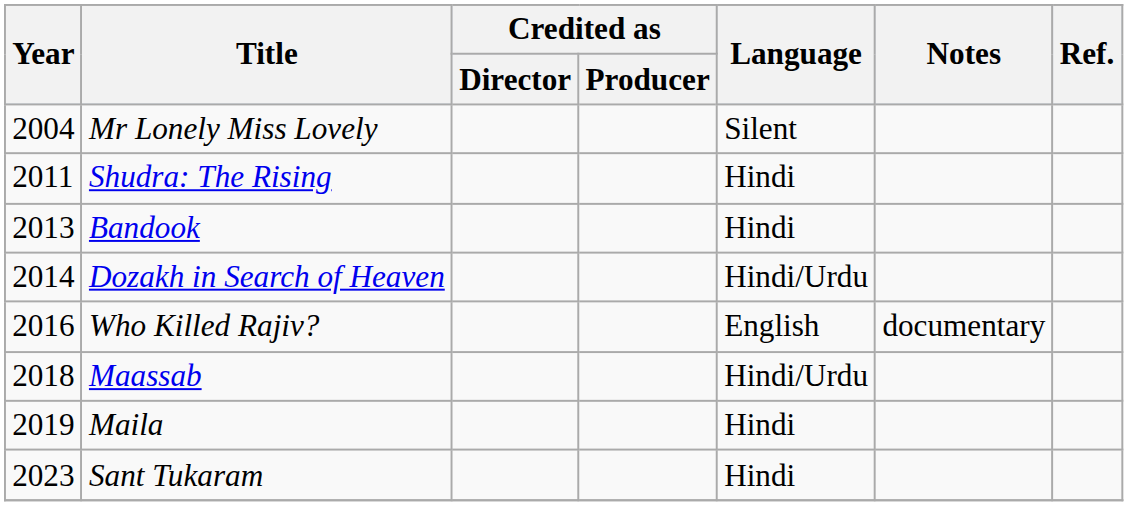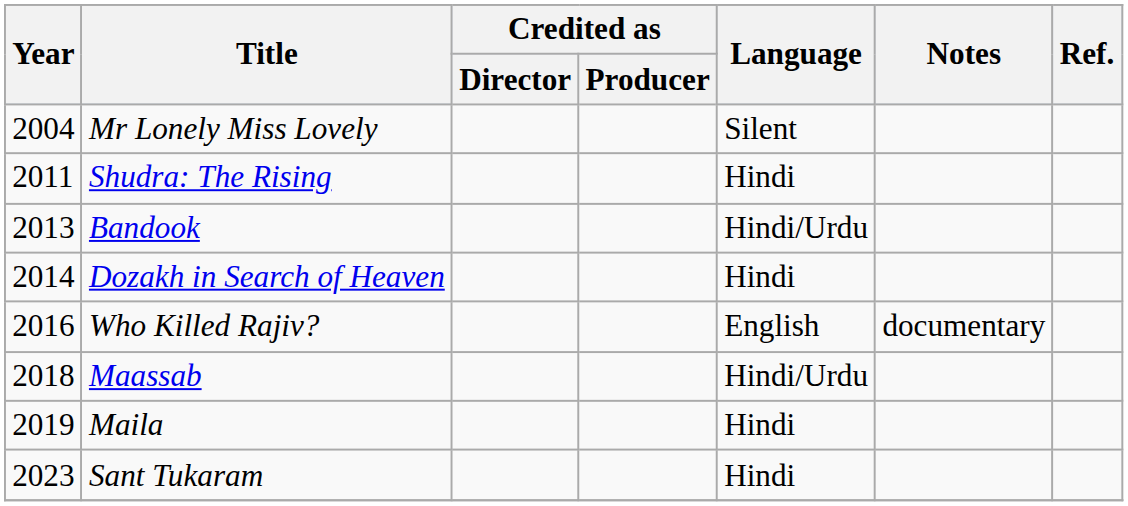(760, 227) Hindi -> (796, 227) Hindi/Urdu
(796, 276) Hindi/Urdu -> (760, 276) Hindi
